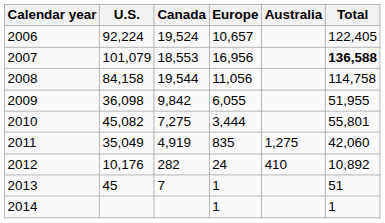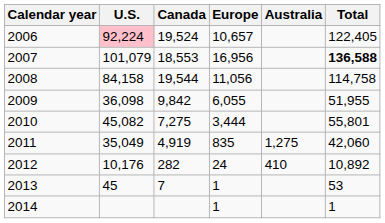(123, 36) no background -> (123, 36) pink background
(336, 185) 51 -> (336, 185) 53
